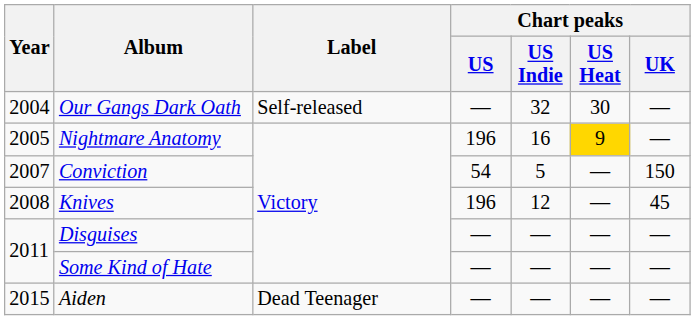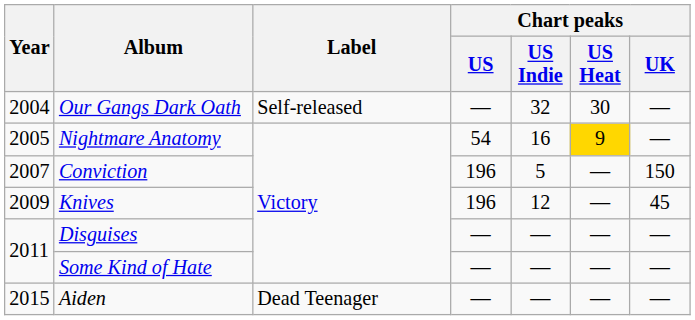(481, 139) 196 -> (481, 139) 54
(481, 171) 54 -> (481, 171) 196
(29, 203) 2008 -> (29, 203) 2009
